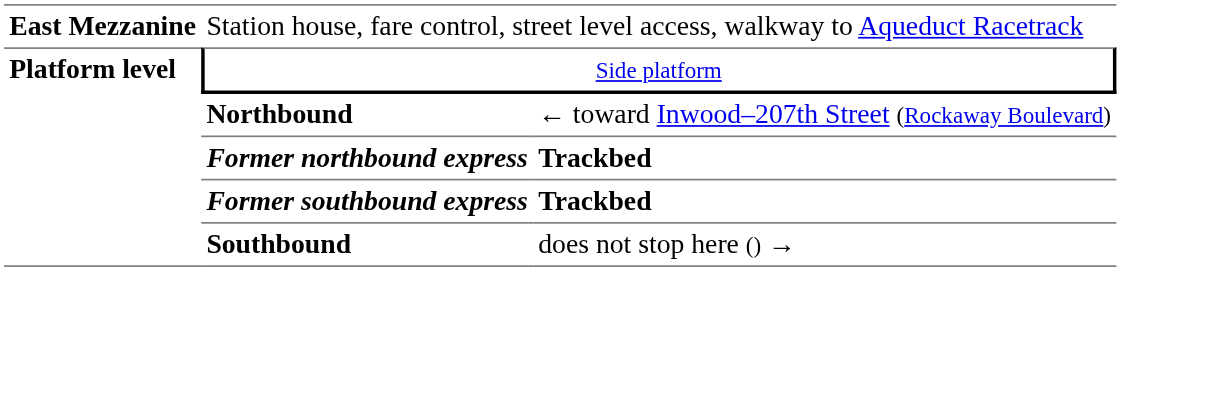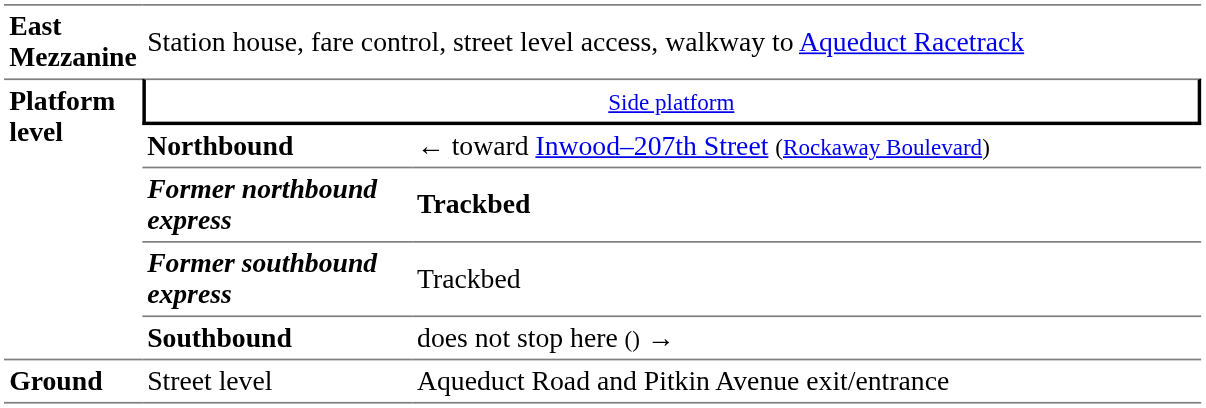(595, 200) bold -> (469, 278) normal
+ row: (210, 380)
